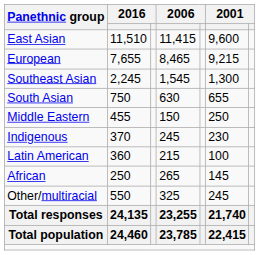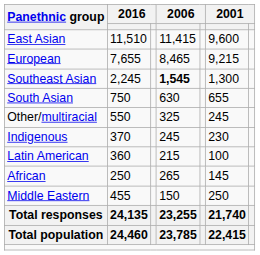(175, 78) normal -> (175, 78) bold
rows swapped: (48, 117) <-> (52, 195)
